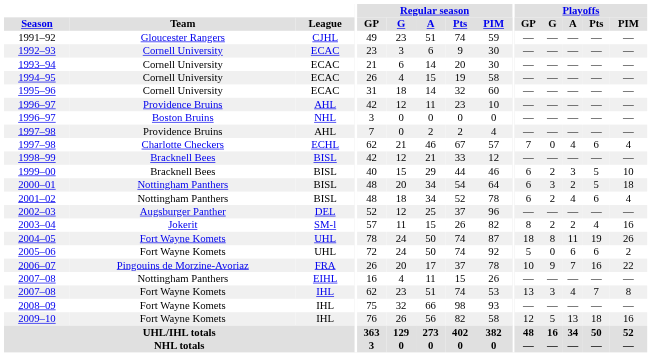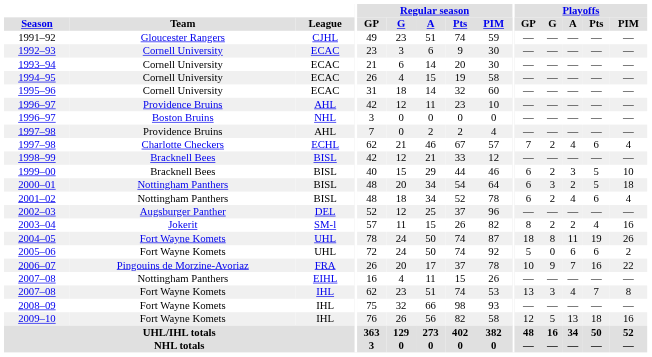(552, 144) 0 -> (552, 144) 2
